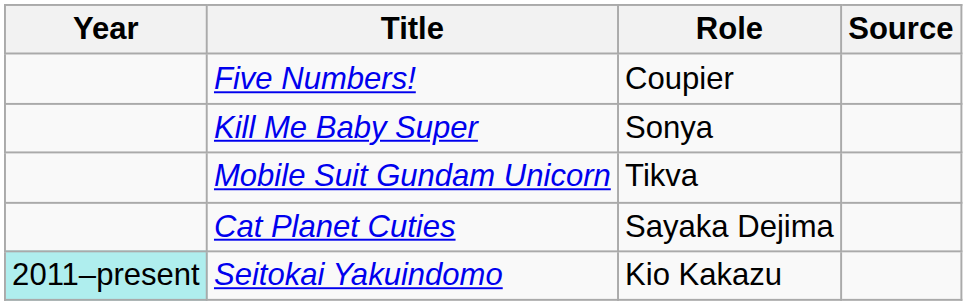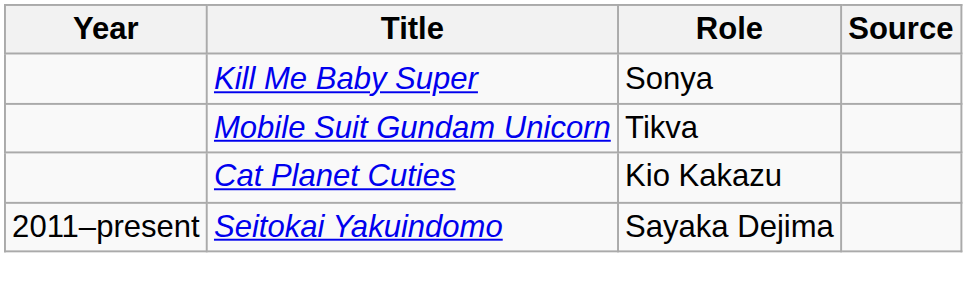- row: (315, 78)
(729, 226) Sayaka Dejima -> (704, 176) Kio Kakazu
(106, 275) paleturquoise background -> (106, 226) no background
(704, 275) Kio Kakazu -> (729, 226) Sayaka Dejima
